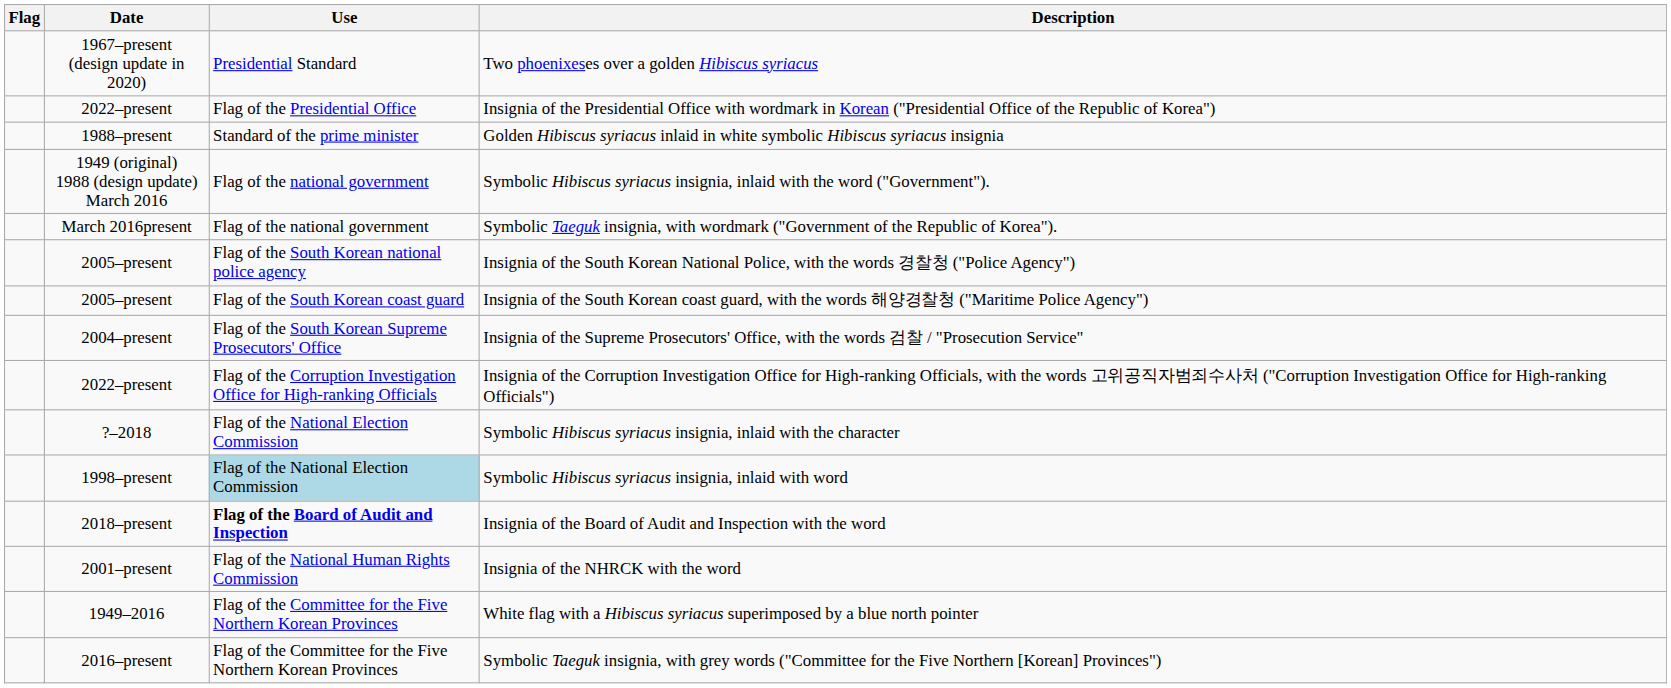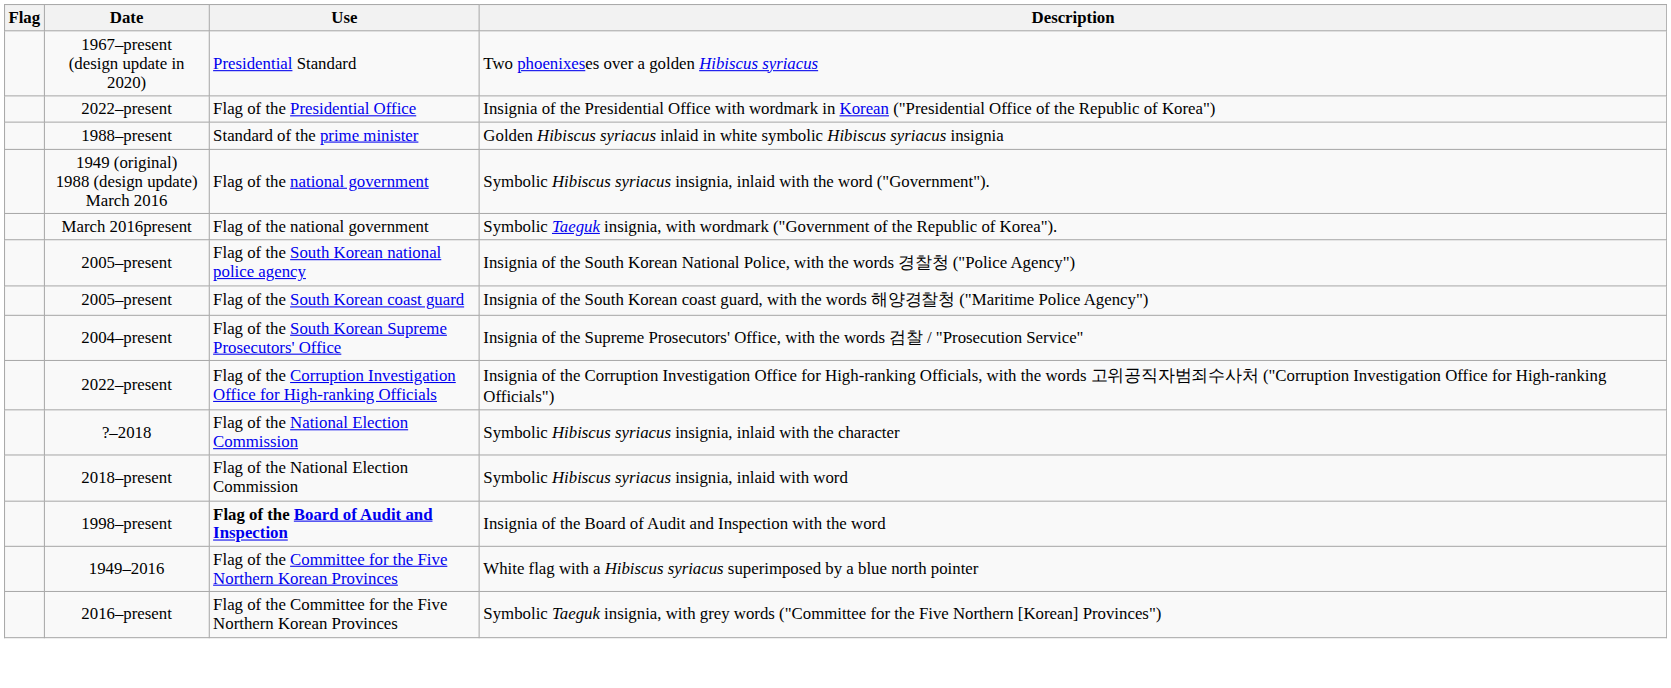(127, 477) 1998–present -> (127, 477) 2018–present
(311, 477) lightblue background -> (311, 477) no background
(127, 523) 2018–present -> (127, 523) 1998–present
- row: (612, 568)
